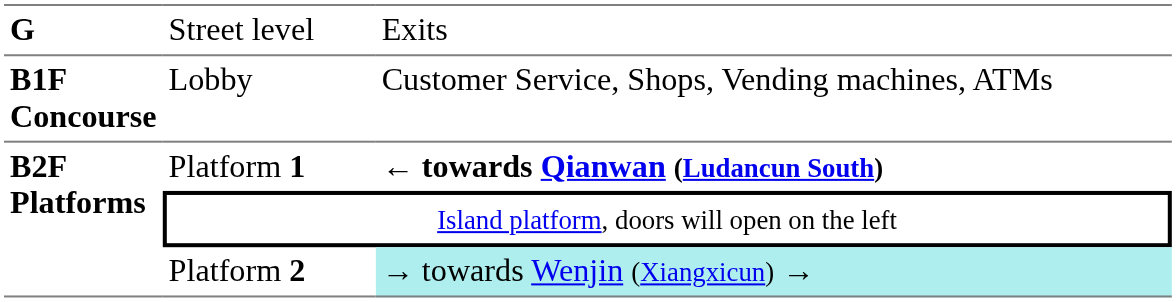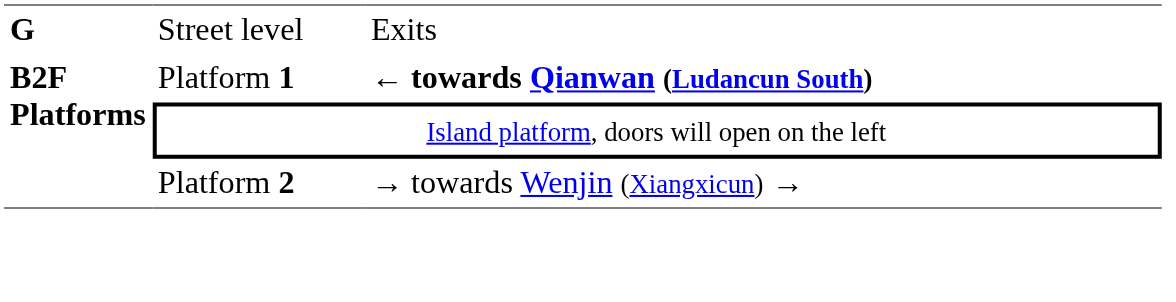- row: (211, 79)
(598, 270) paleturquoise background -> (587, 182) no background
